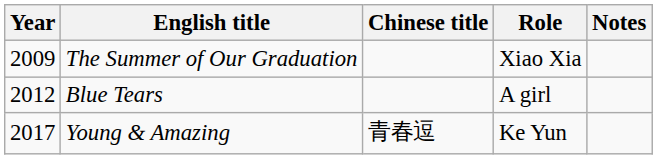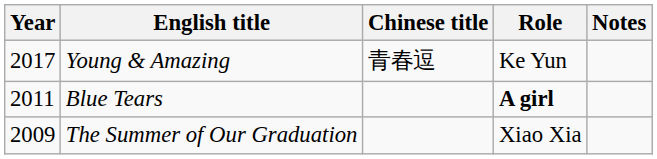rows swapped: (212, 58) <-> (148, 132)
(33, 94) 2012 -> (32, 98) 2011
(525, 94) normal -> (526, 98) bold
